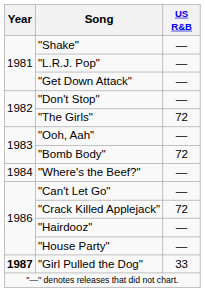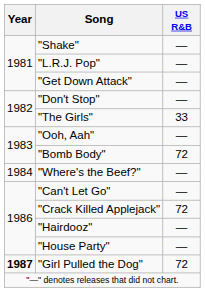(182, 117) 72 -> (182, 117) 33
(182, 264) 33 -> (182, 264) 72
